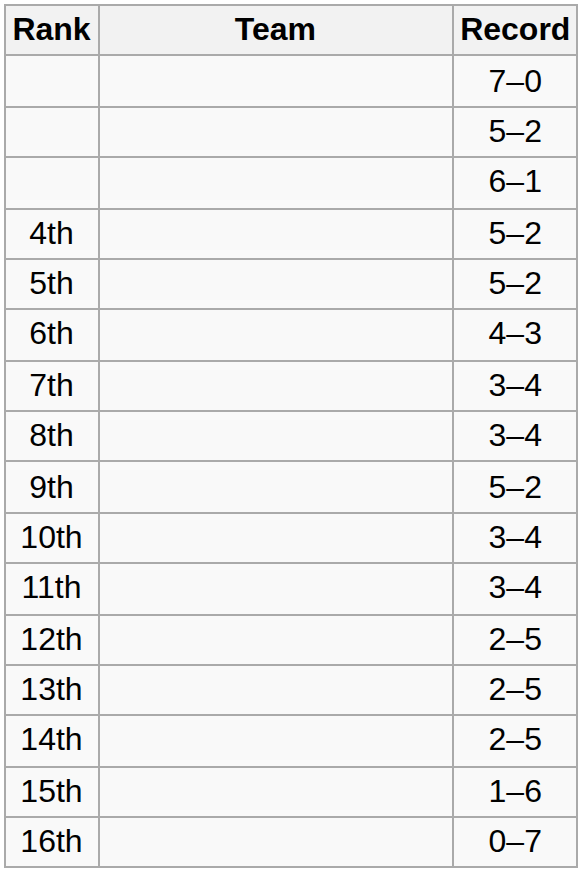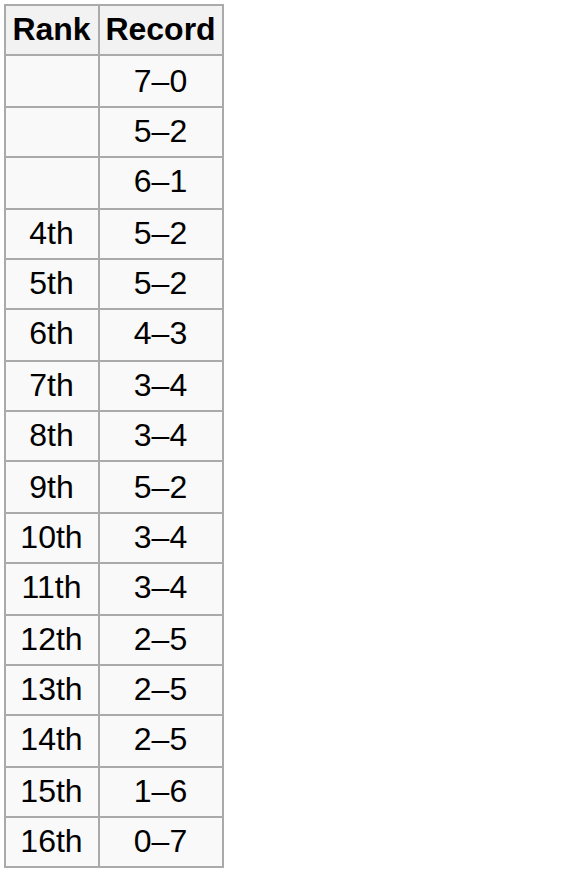- column: (275, 29)
